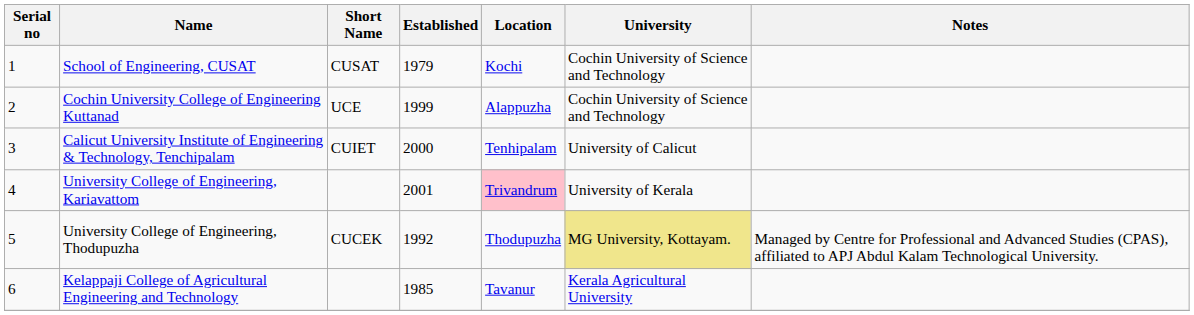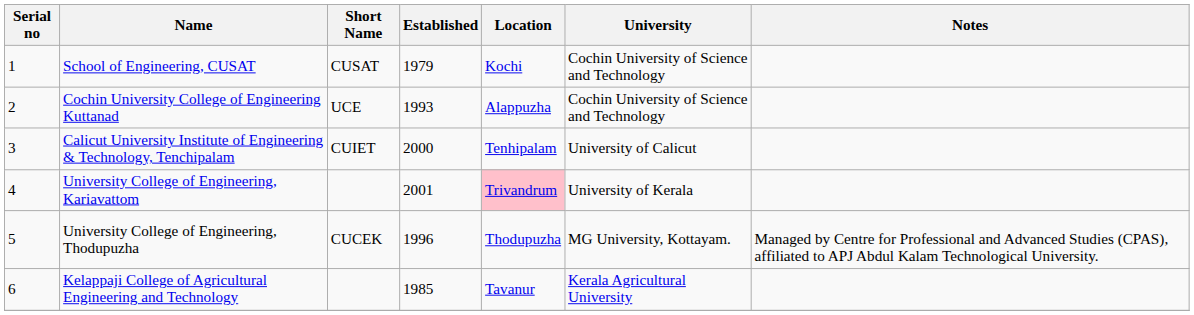(418, 107) 1999 -> (418, 107) 1993
(418, 239) 1992 -> (418, 239) 1996
(650, 239) khaki background -> (650, 239) no background
